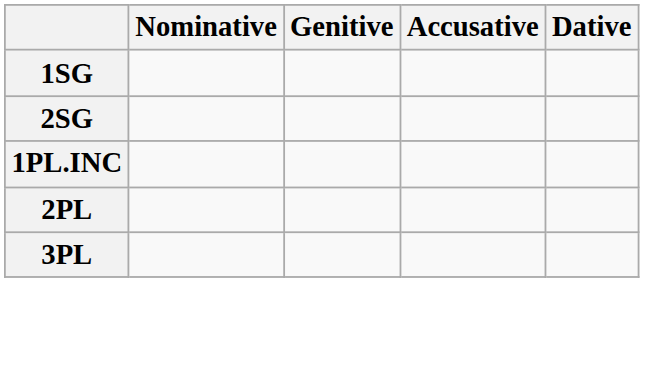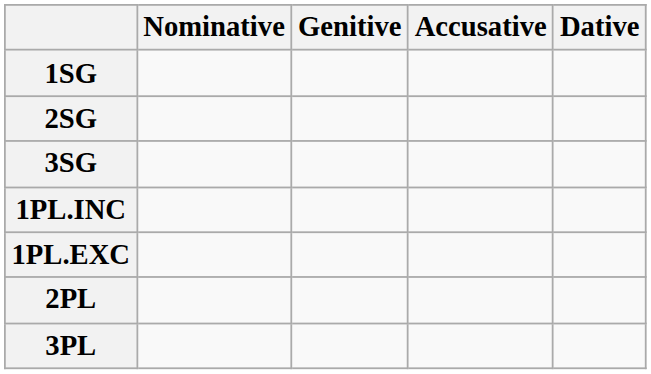+ row: (71, 163)
+ row: (71, 254)
